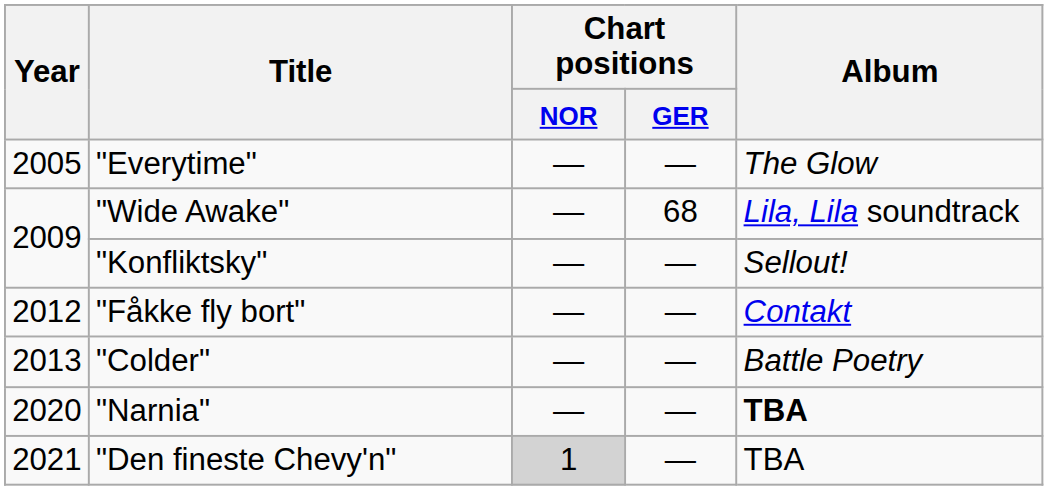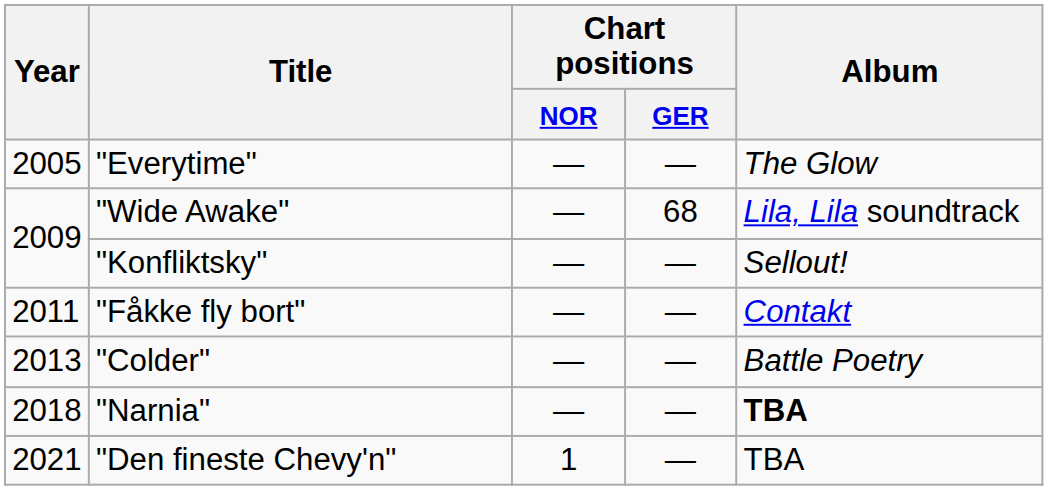(47, 311) 2012 -> (46, 311) 2011
(47, 410) 2020 -> (47, 410) 2018
(569, 460) lightgrey background -> (569, 460) no background
